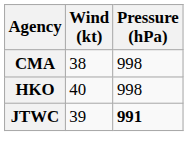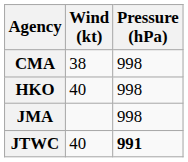+ row: (35, 116)
(78, 116) 39 -> (78, 143) 40
